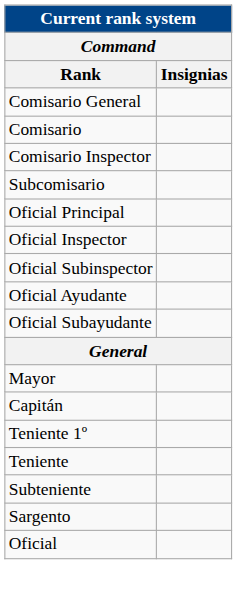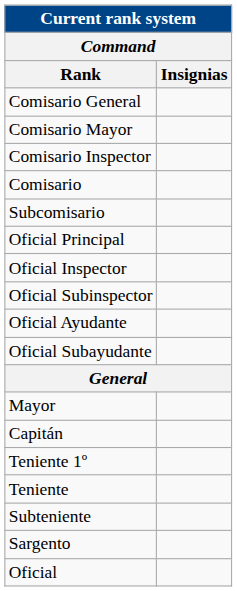+ row: (71, 129)
rows swapped: (80, 157) <-> (45, 129)
